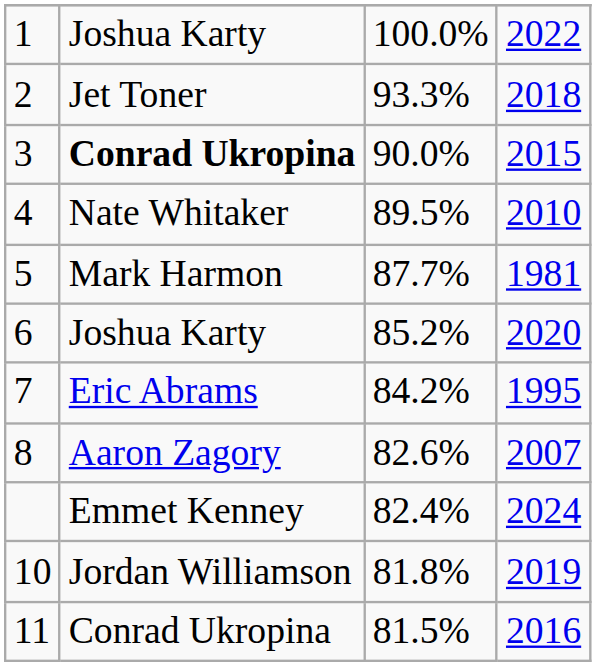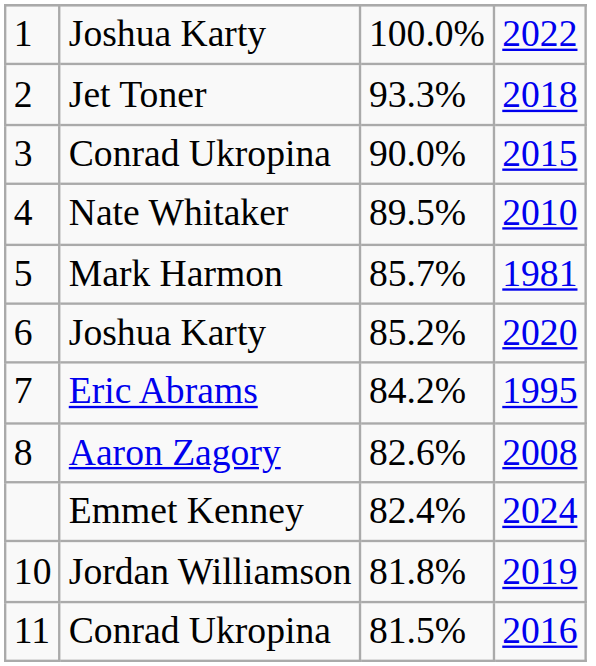(212, 153) bold -> (200, 153) normal
(421, 272) 87.7% -> (418, 272) 85.7%
(544, 451) 2007 -> (540, 451) 2008
